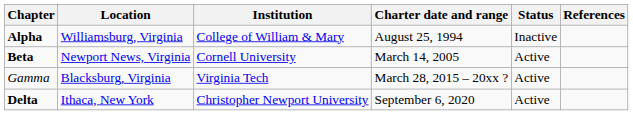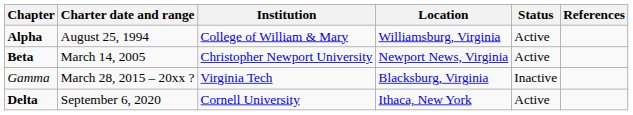columns swapped: (441, 15) <-> (126, 15)
(536, 36) Inactive -> (532, 36) Active
(246, 57) Cornell University -> (287, 57) Christopher Newport University
(532, 78) Active -> (536, 78) Inactive
(283, 99) Christopher Newport University -> (250, 99) Cornell University
